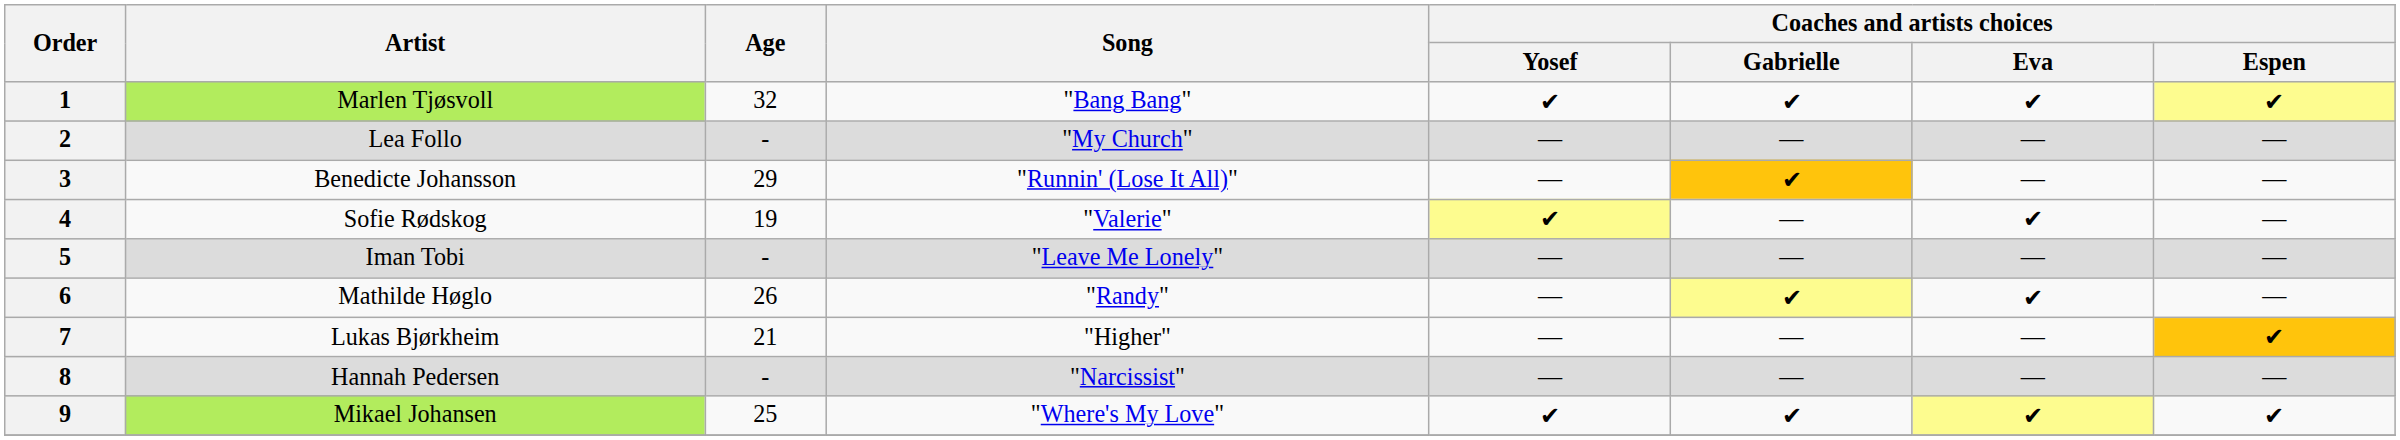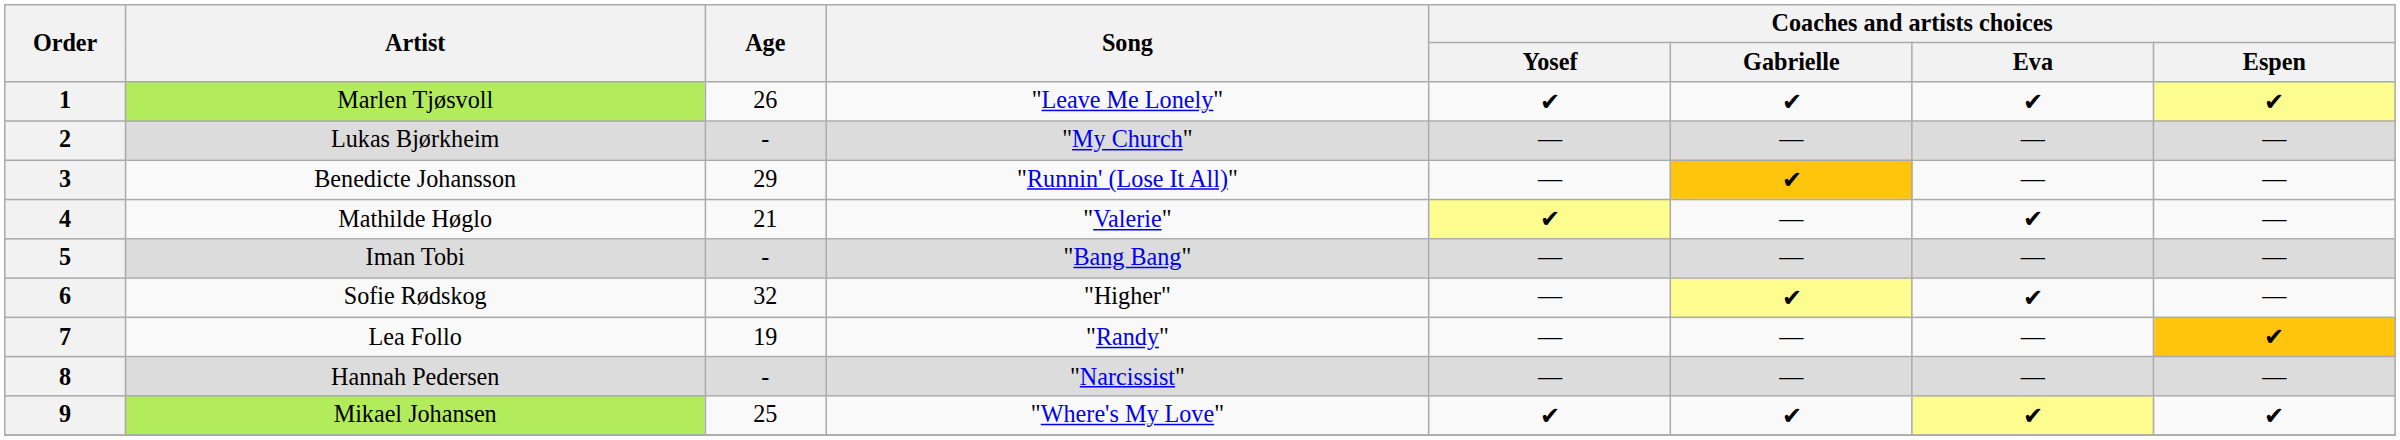(765, 101) 32 -> (765, 101) 26
(1127, 101) "Bang Bang" -> (1127, 101) "Leave Me Lonely"
(415, 140) Lea Follo -> (415, 140) Lukas Bjørkheim
(415, 219) Sofie Rødskog -> (415, 219) Mathilde Høglo
(765, 219) 19 -> (765, 219) 21
(1127, 258) "Leave Me Lonely" -> (1127, 258) "Bang Bang"
(415, 297) Mathilde Høglo -> (415, 297) Sofie Rødskog
(765, 297) 26 -> (765, 297) 32
(1127, 297) "Randy" -> (1127, 297) "Higher"
(415, 336) Lukas Bjørkheim -> (415, 336) Lea Follo
(765, 336) 21 -> (765, 336) 19
(1127, 336) "Higher" -> (1127, 336) "Randy"
